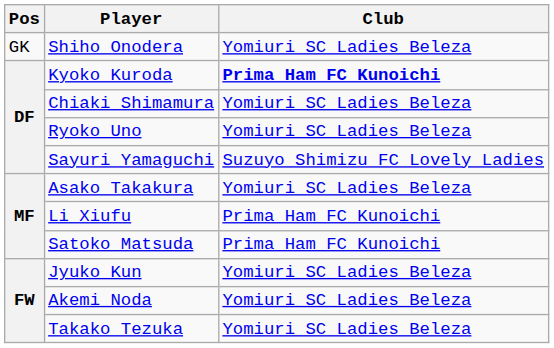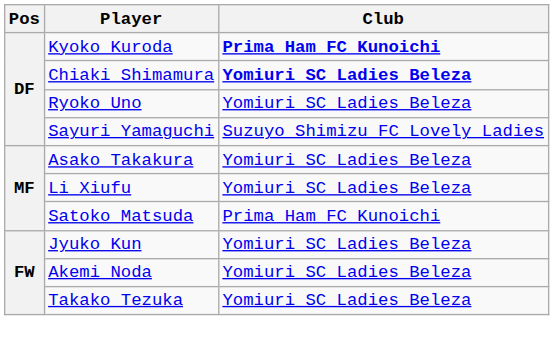- row: (116, 47)
(347, 103) normal -> (347, 75) bold
(331, 216) Prima Ham FC Kunoichi -> (347, 188) Yomiuri SC Ladies Beleza
